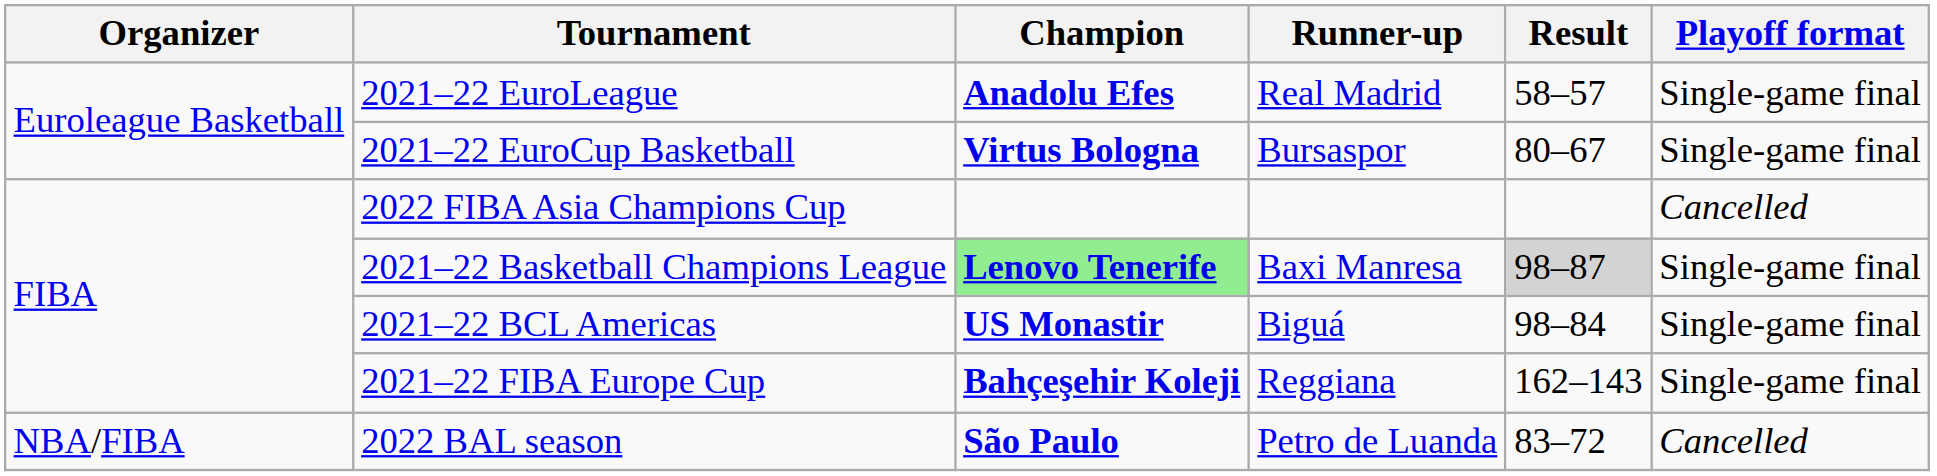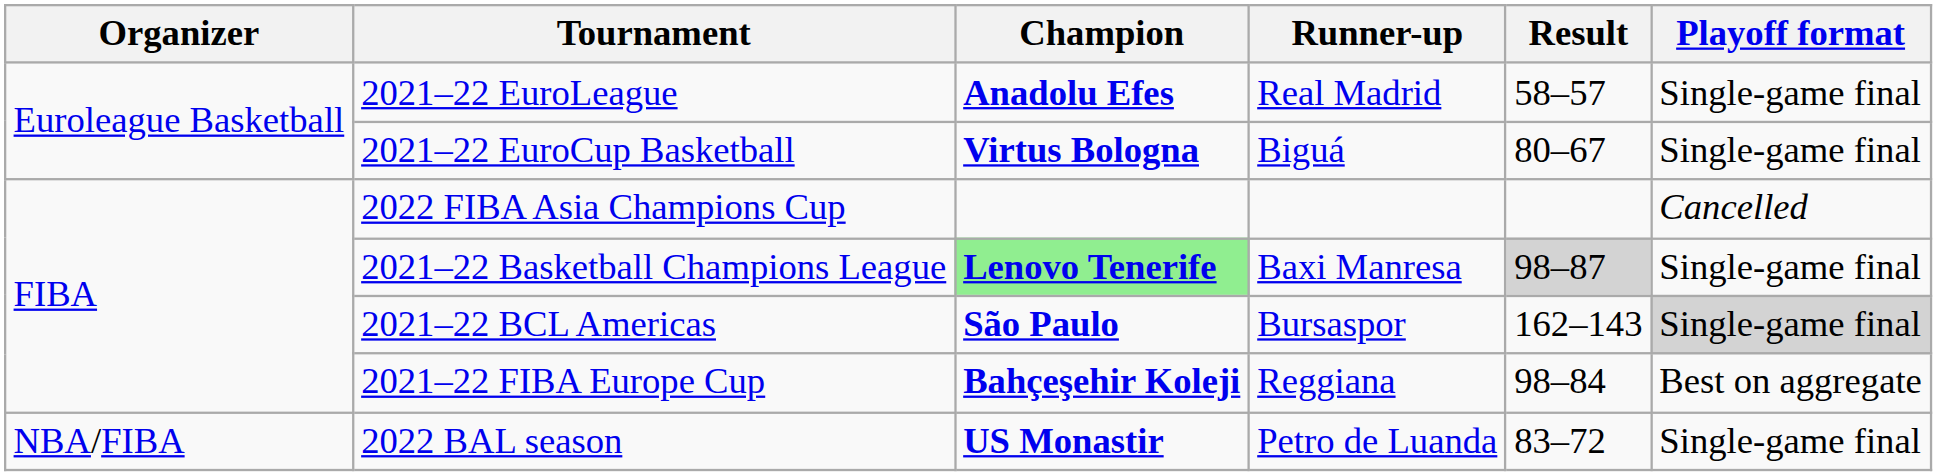(1332, 149) Bursaspor -> (1301, 149) Biguá
(1063, 324) US Monastir -> (1041, 324) São Paulo
(1301, 324) Biguá -> (1332, 324) Bursaspor
(1560, 324) 98–84 -> (1578, 324) 162–143
(1790, 324) no background -> (1790, 324) lightgrey background
(1578, 382) 162–143 -> (1560, 382) 98–84
(1790, 382) Single-game final -> (1791, 382) Best on aggregate
(1041, 440) São Paulo -> (1063, 440) US Monastir
(1734, 440) Cancelled -> (1790, 440) Single-game final
